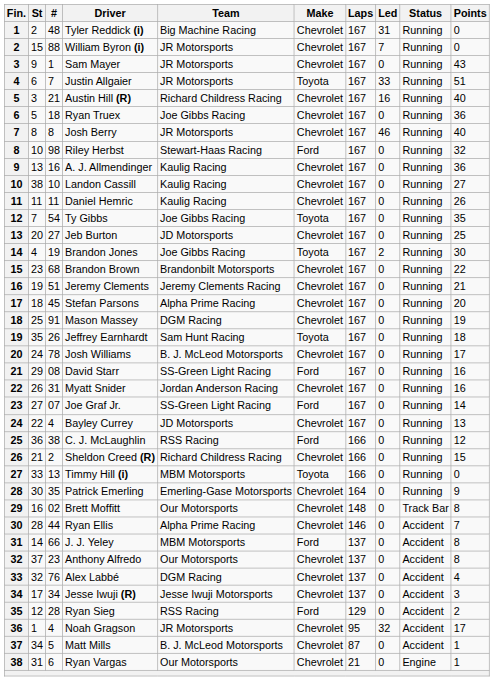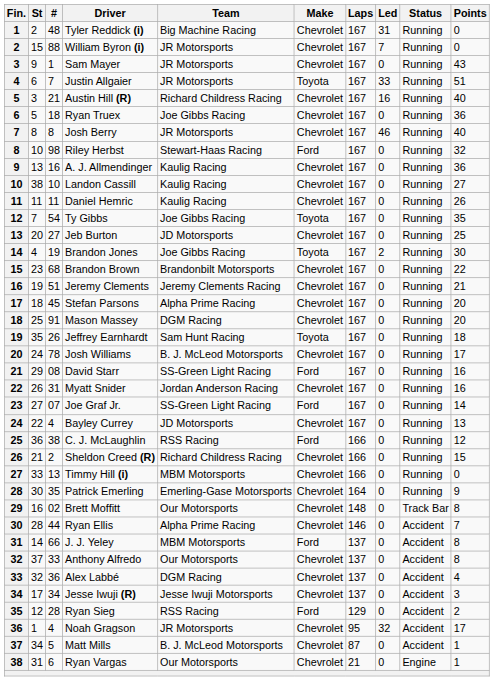(460, 321) 19 -> (460, 321) 20
(313, 474) Toyota -> (320, 474) Chevrolet
(54, 560) 23 -> (54, 560) 33
(54, 577) 76 -> (54, 577) 36
